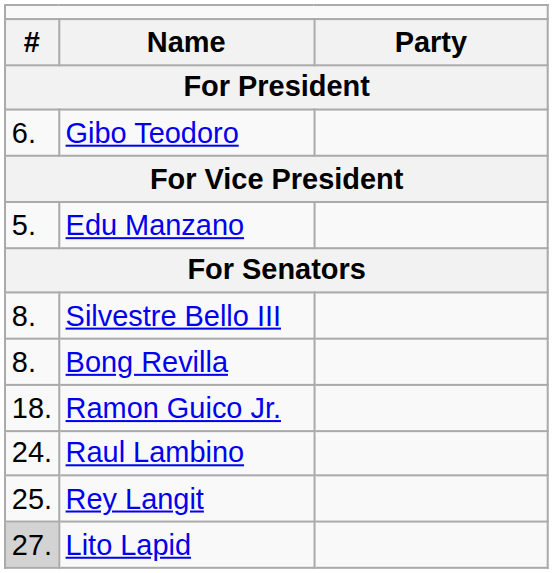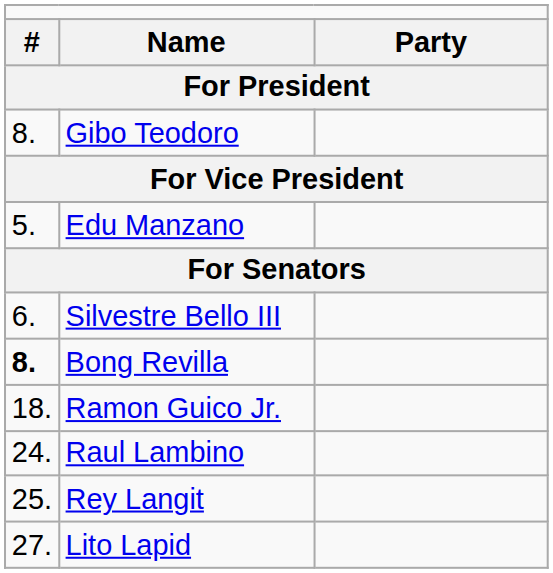(24, 133) 6. -> (24, 133) 8.
(24, 316) 8. -> (24, 316) 6.
(24, 362) normal -> (24, 362) bold
(32, 545) lightgrey background -> (32, 545) no background
